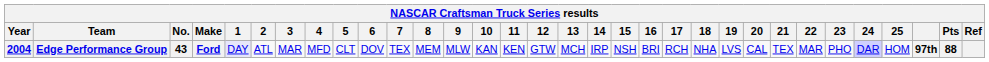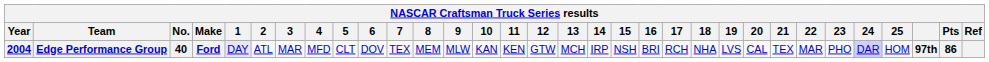(181, 49) 43 -> (181, 49) 40
(951, 49) 88 -> (951, 49) 86
